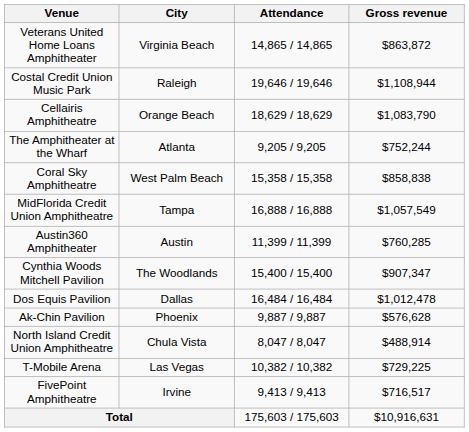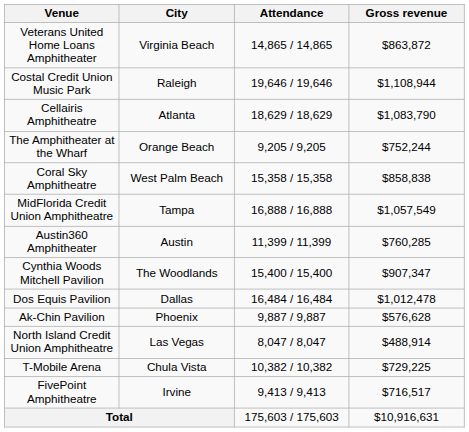(177, 115) Orange Beach -> (177, 115) Atlanta
(177, 146) Atlanta -> (177, 146) Orange Beach
(177, 342) Chula Vista -> (177, 342) Las Vegas
(177, 367) Las Vegas -> (177, 367) Chula Vista
